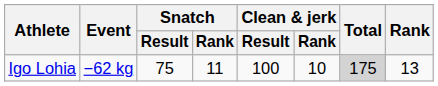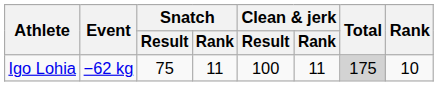(317, 68) 10 -> (317, 68) 11
(410, 68) 13 -> (410, 68) 10
